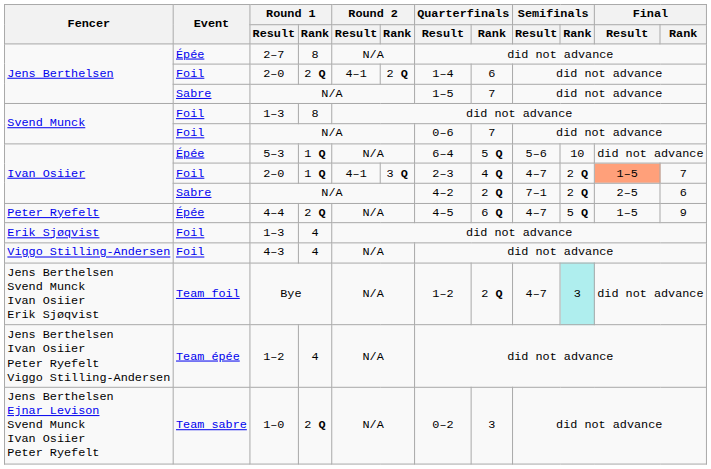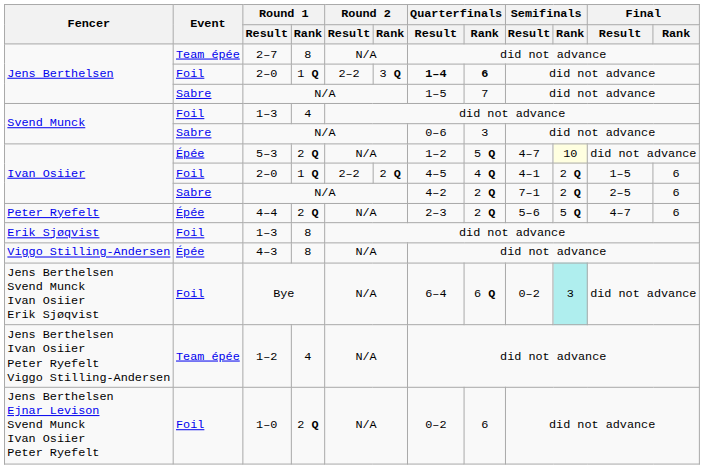(190, 54) Épée -> (208, 54) Team épée
(315, 74) 2 Q -> (308, 74) 1 Q
(356, 74) 4–1 -> (349, 74) 2–2
(397, 74) 2 Q -> (390, 74) 3 Q
(443, 74) normal -> (436, 74) bold
(492, 74) normal -> (485, 74) bold
(315, 113) 8 -> (308, 113) 4
(190, 133) Foil -> (194, 133) Sabre
(492, 133) 7 -> (485, 133) 3
(315, 153) 1 Q -> (308, 153) 2 Q
(443, 153) 6–4 -> (436, 153) 1–2
(536, 153) 5–6 -> (529, 153) 4–7
(577, 153) no background -> (570, 153) lightyellow background
(356, 173) 4–1 -> (349, 173) 2–2
(397, 173) 3 Q -> (390, 173) 2 Q
(443, 173) 2–3 -> (436, 173) 4–5
(536, 173) 4–7 -> (529, 173) 4–1
(627, 173) lightsalmon background -> (620, 173) no background
(683, 173) 7 -> (676, 173) 6
(443, 213) 4–5 -> (436, 213) 2–3
(492, 213) 6 Q -> (485, 213) 2 Q
(536, 213) 4–7 -> (529, 213) 5–6
(627, 213) 1–5 -> (620, 213) 4–7
(683, 213) 9 -> (676, 213) 6
(315, 232) 4 -> (308, 232) 8
(190, 252) Foil -> (190, 252) Épée
(315, 252) 4 -> (308, 252) 8
(208, 293) Team foil -> (190, 293) Foil
(443, 293) 1–2 -> (436, 293) 6–4
(492, 293) 2 Q -> (485, 293) 6 Q
(536, 293) 4–7 -> (529, 293) 0–2
(211, 425) Team sabre -> (190, 425) Foil
(492, 425) 3 -> (485, 425) 6
